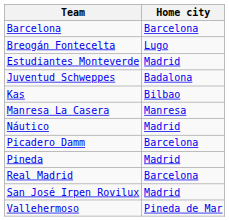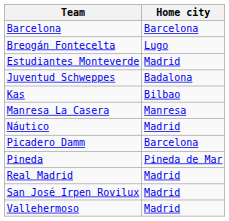(162, 159) Madrid -> (183, 159) Pineda de Mar
(171, 176) Barcelona -> (162, 176) Madrid
(183, 208) Pineda de Mar -> (162, 208) Madrid
